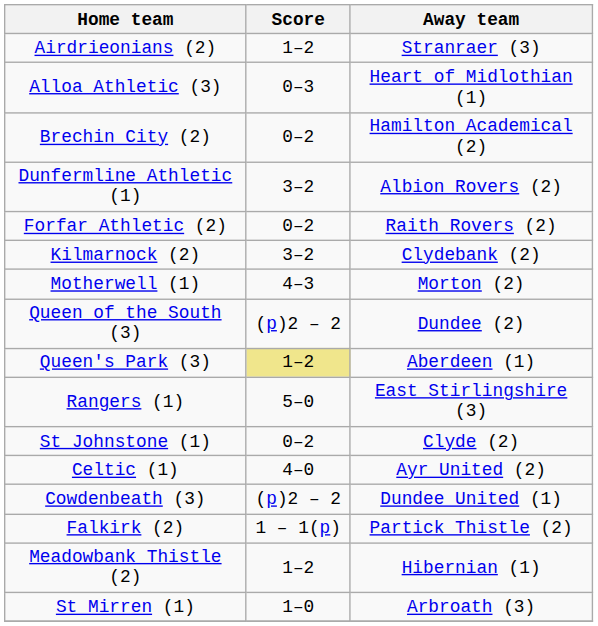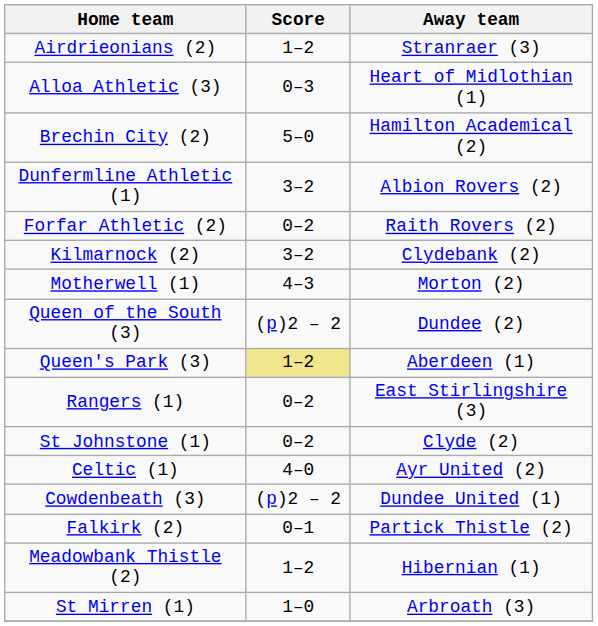(298, 137) 0–2 -> (298, 137) 5–0
(298, 402) 5–0 -> (298, 402) 0–2
(298, 528) 1 – 1(p) -> (298, 528) 0–1
